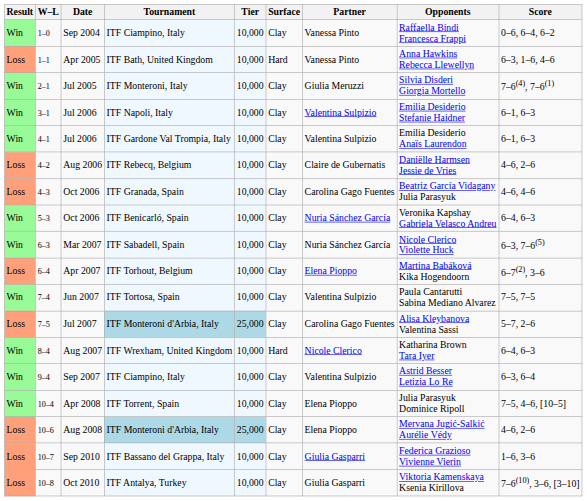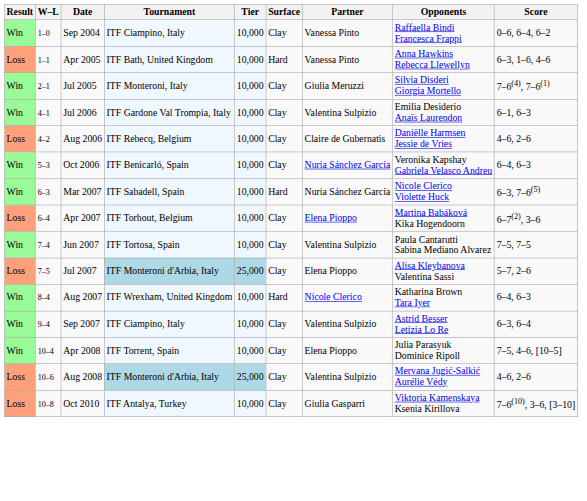- row: (44, 113)
- row: (44, 192)
(277, 244) Clay -> (278, 191) Hard
(350, 324) Carolina Gago Fuentes -> (331, 271) Elena Pioppo
(331, 430) Elena Pioppo -> (341, 377) Valentina Sulpizio
- row: (46, 457)
